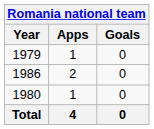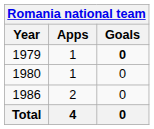(123, 54) normal -> (123, 54) bold
rows swapped: (27, 94) <-> (27, 74)
